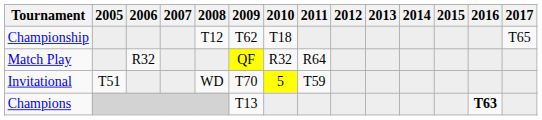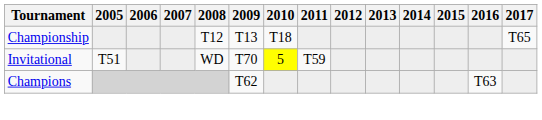(246, 37) T62 -> (246, 37) T13
- row: (40, 59)
(246, 103) T13 -> (246, 81) T62
(485, 103) bold -> (485, 81) normal
